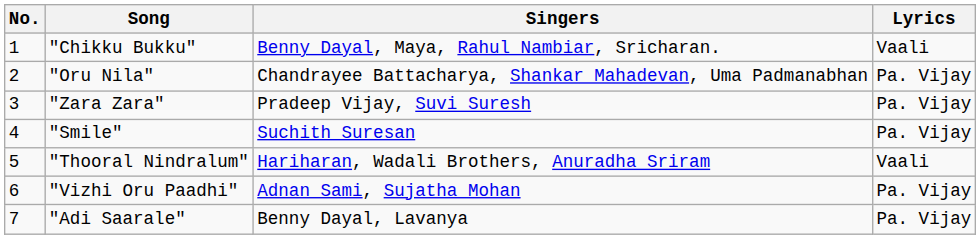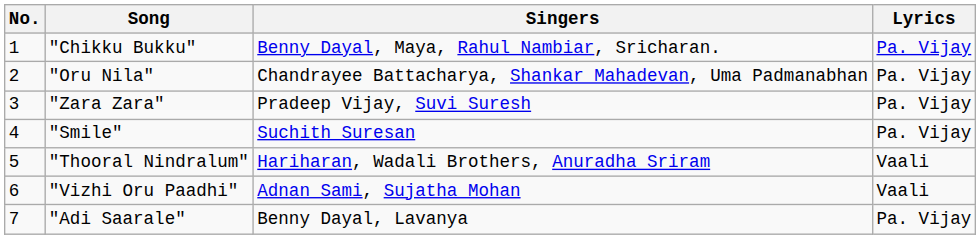(903, 48) Vaali -> (924, 48) Pa. Vijay
(924, 191) Pa. Vijay -> (903, 191) Vaali
